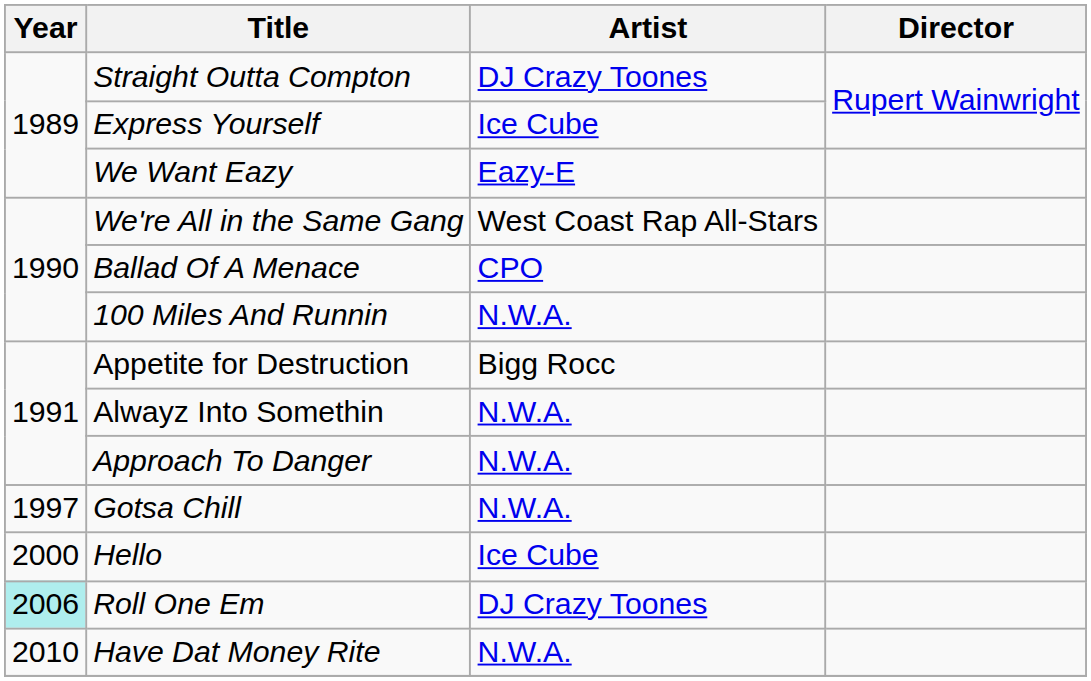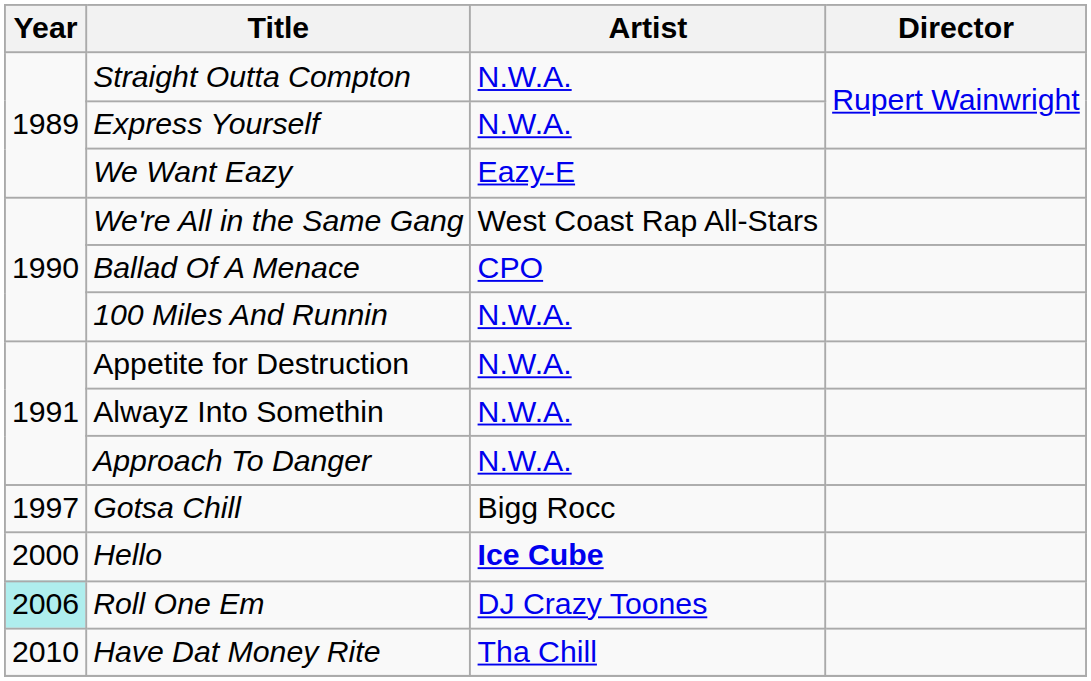(592, 76) DJ Crazy Toones -> (525, 76) N.W.A.
(538, 124) Ice Cube -> (525, 124) N.W.A.
(547, 364) Bigg Rocc -> (525, 364) N.W.A.
(525, 508) N.W.A. -> (547, 508) Bigg Rocc
(538, 556) normal -> (541, 556) bold
(525, 651) N.W.A. -> (537, 651) Tha Chill
